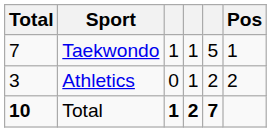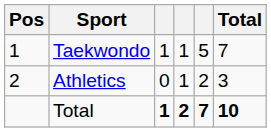columns swapped: (245, 19) <-> (31, 19)
